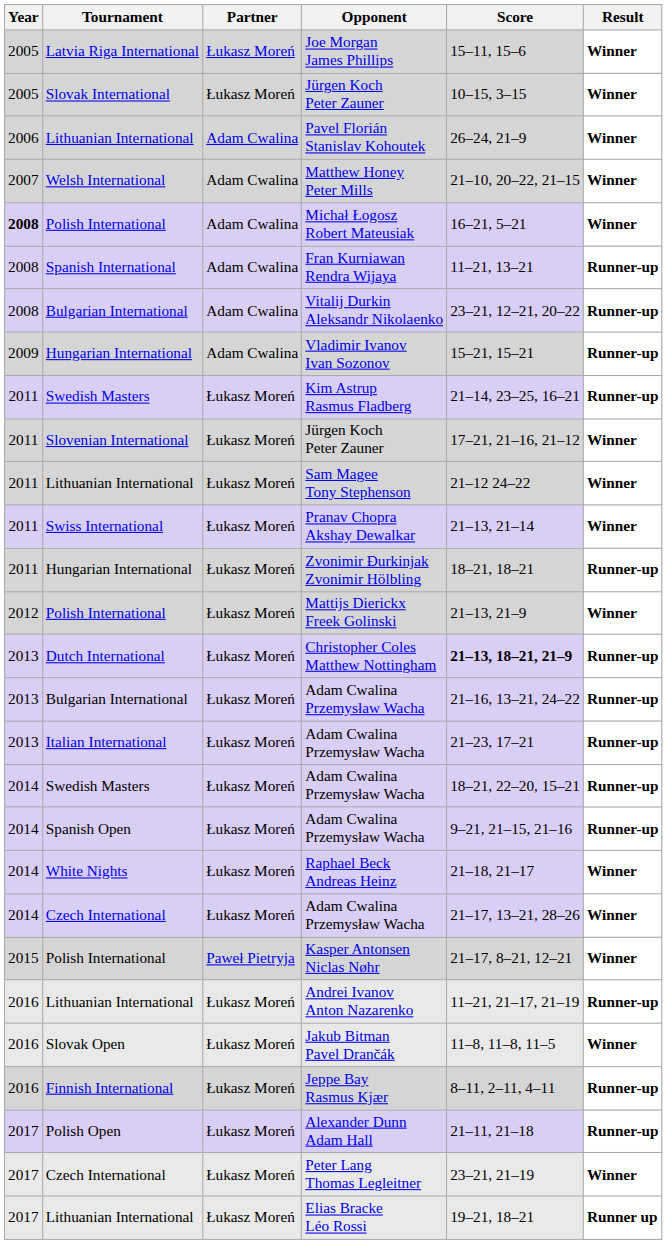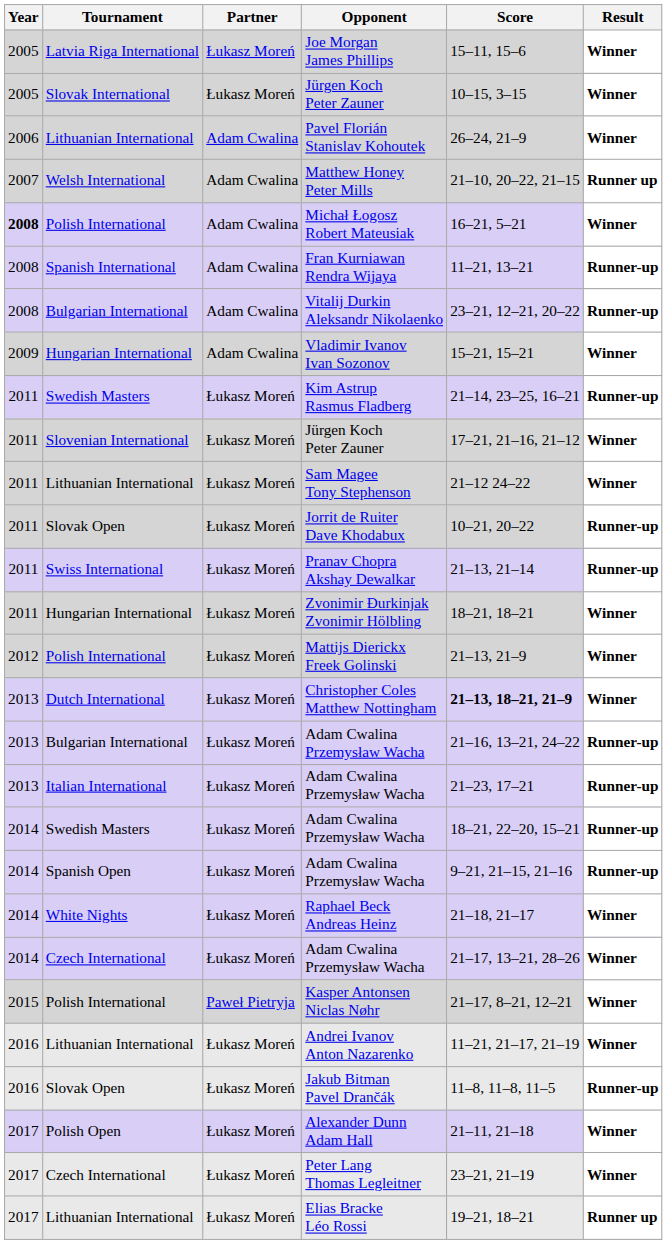(612, 181) Winner -> (622, 181) Runner up
(623, 354) Runner-up -> (612, 354) Winner
+ row: (85, 526)
(612, 526) Winner -> (623, 570) Runner-up
(623, 570) Runner-up -> (612, 613) Winner
(623, 656) Runner-up -> (612, 699) Winner
(623, 1001) Runner-up -> (612, 1045) Winner
(612, 1045) Winner -> (623, 1088) Runner-up
- row: (110, 1088)
(623, 1131) Runner-up -> (612, 1131) Winner
